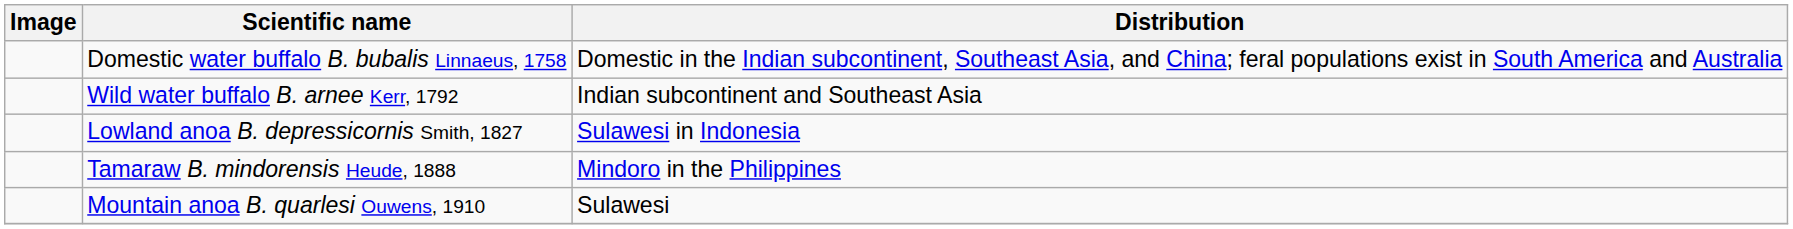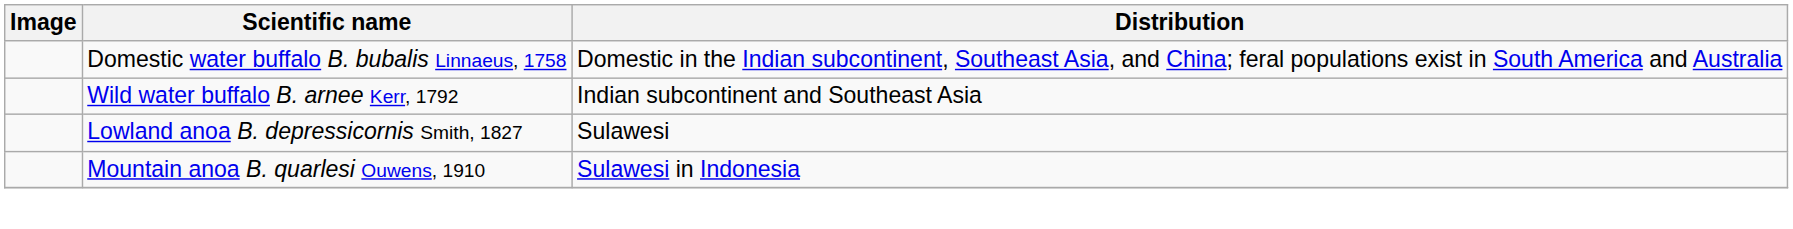(689, 132) Sulawesi in Indonesia -> (623, 132) Sulawesi
- row: (272, 168)
(623, 205) Sulawesi -> (689, 168) Sulawesi in Indonesia
